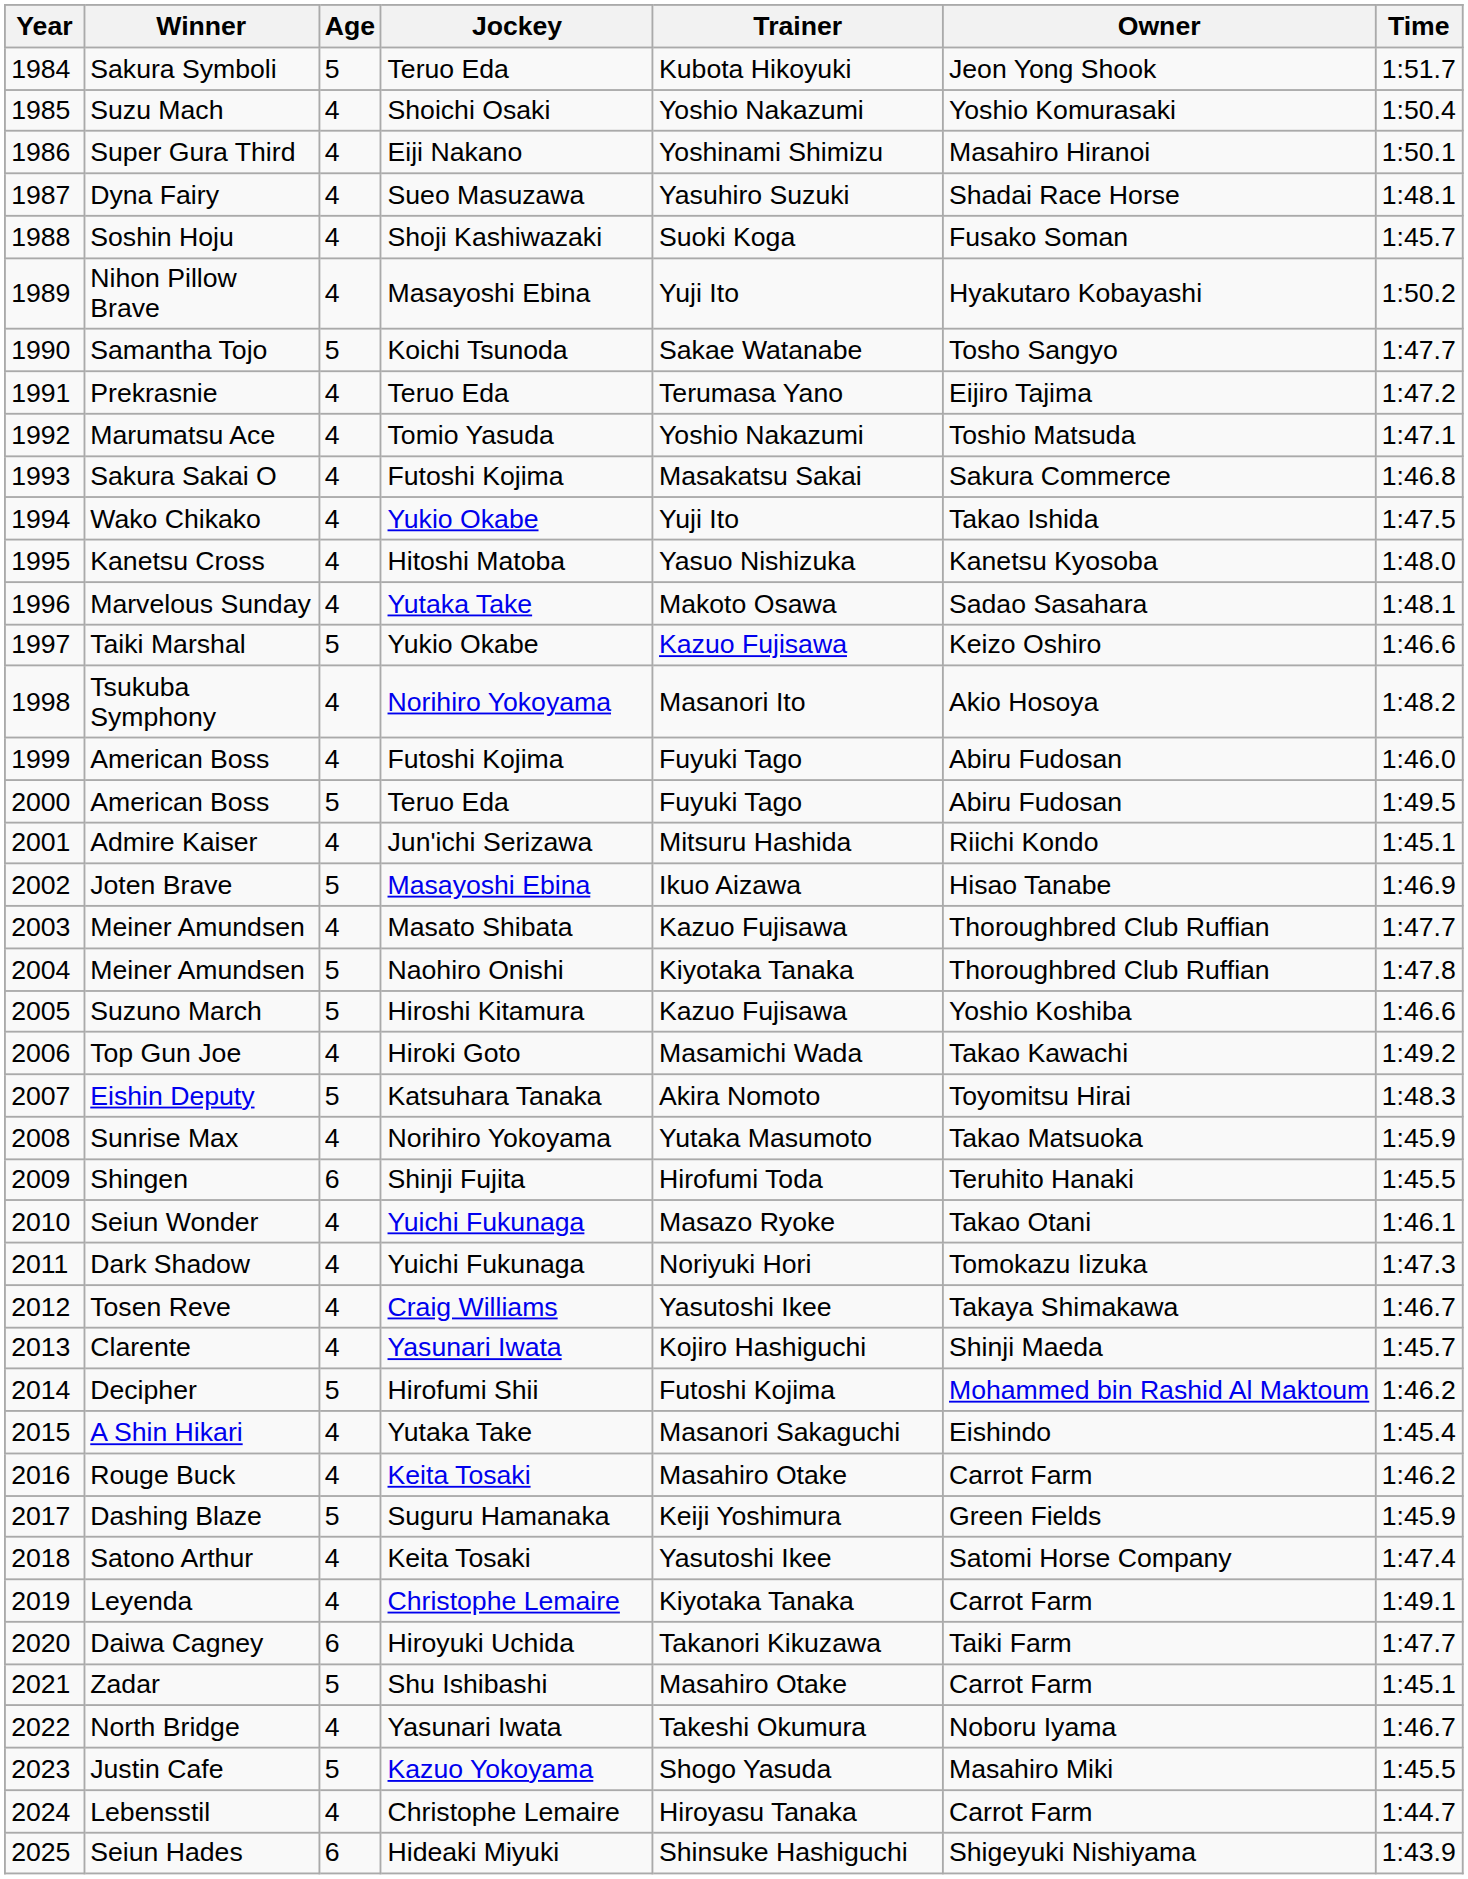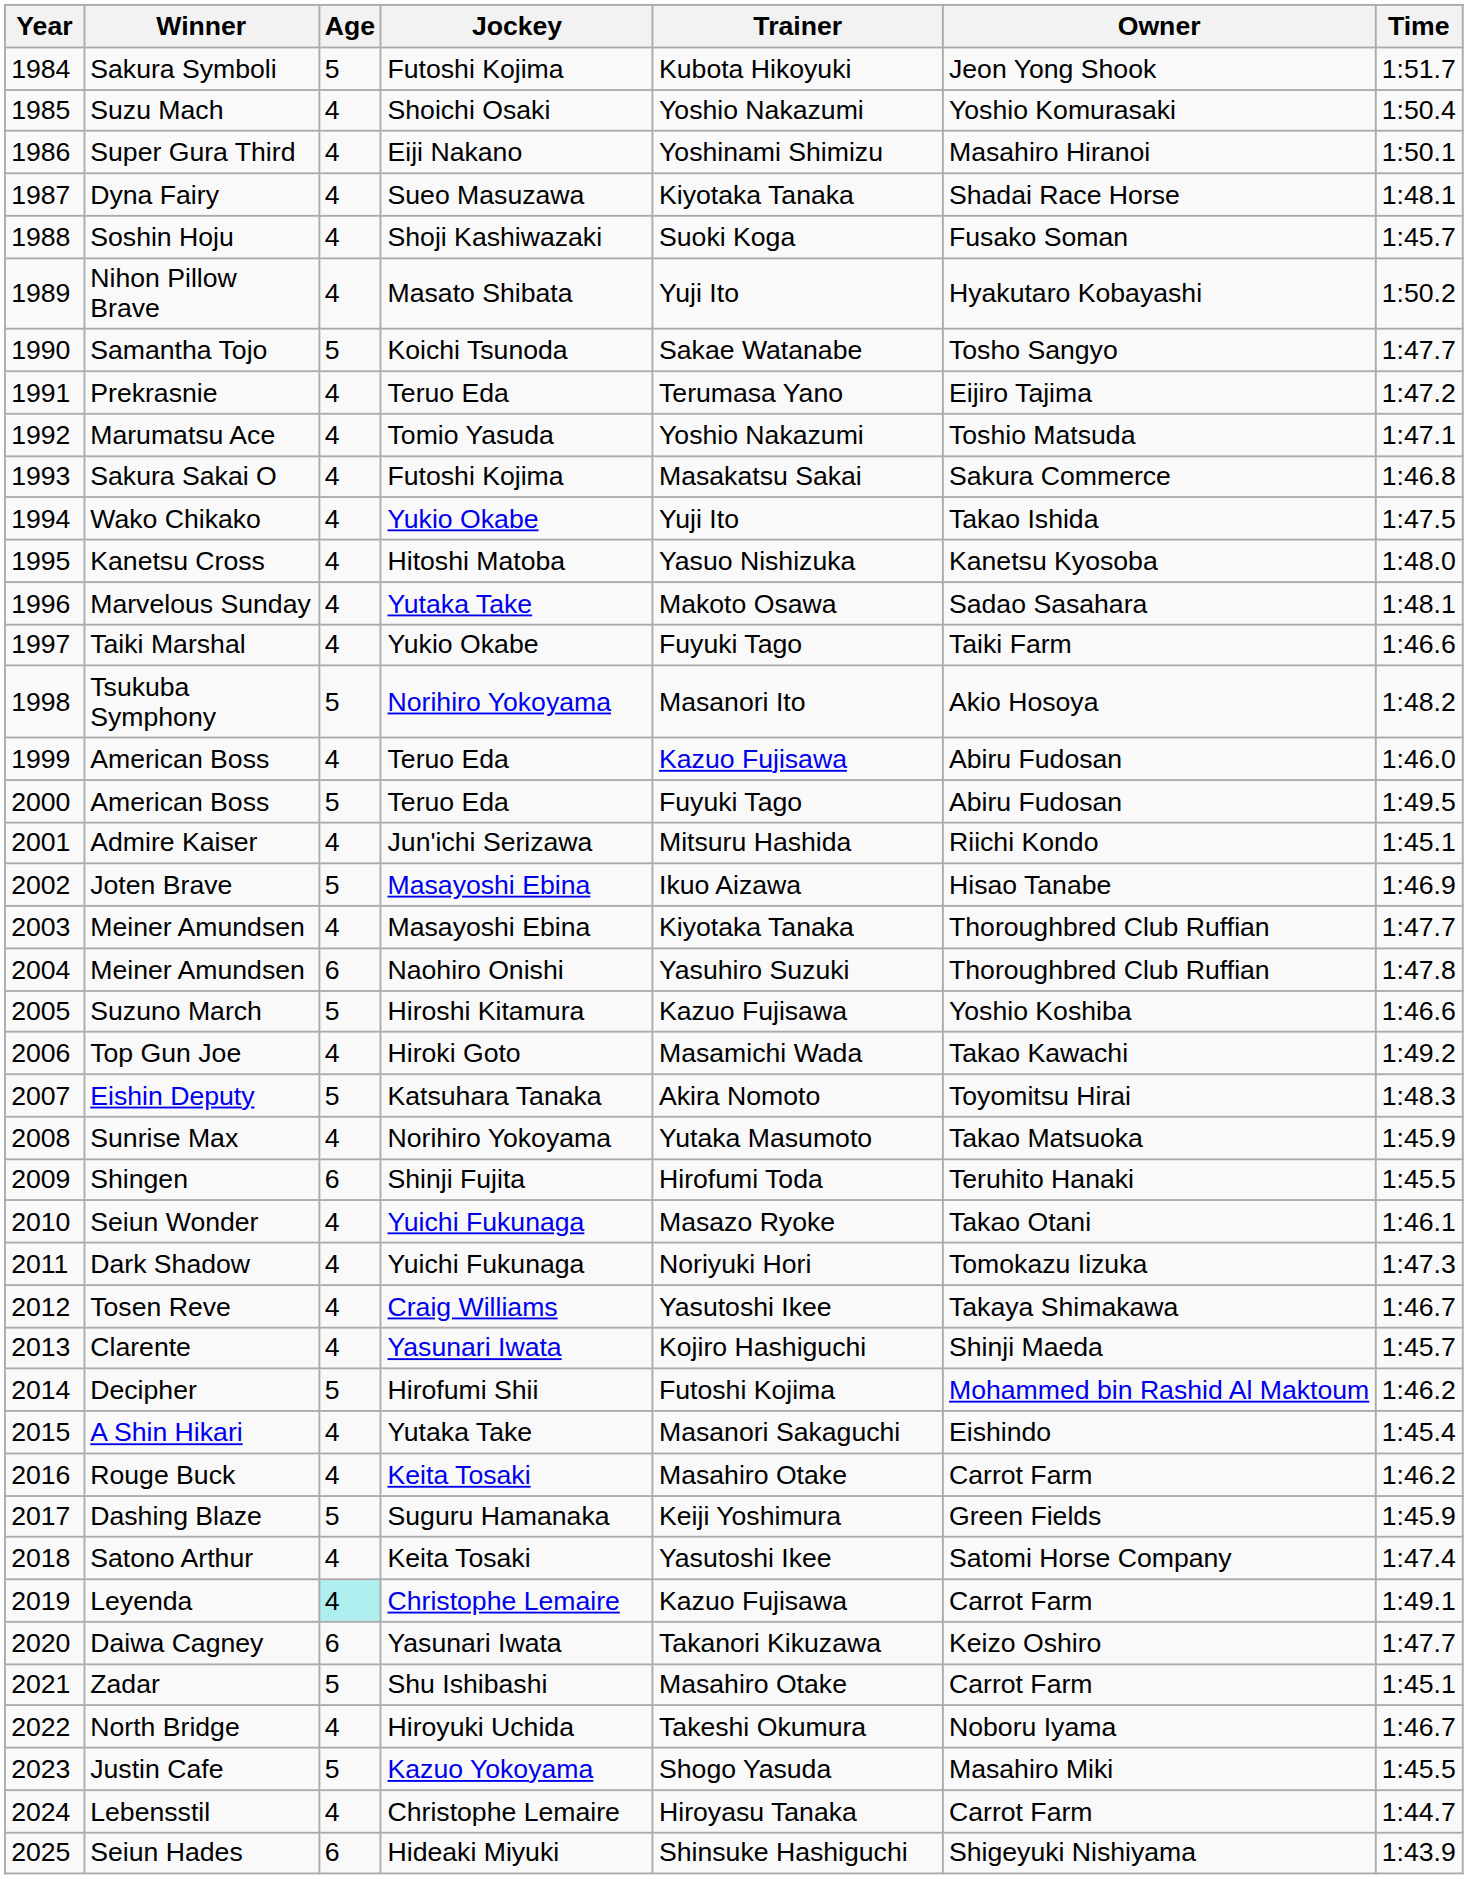(448, 68) Teruo Eda -> (476, 68) Futoshi Kojima
(754, 195) Yasuhiro Suzuki -> (756, 195) Kiyotaka Tanaka
(489, 294) Masayoshi Ebina -> (480, 294) Masato Shibata
(332, 645) 5 -> (332, 645) 4
(753, 645) Kazuo Fujisawa -> (731, 645) Fuyuki Tago
(1025, 645) Keizo Oshiro -> (1010, 645) Taiki Farm
(332, 702) 4 -> (332, 702) 5
(476, 759) Futoshi Kojima -> (448, 759) Teruo Eda
(731, 759) Fuyuki Tago -> (753, 759) Kazuo Fujisawa
(480, 927) Masato Shibata -> (489, 927) Masayoshi Ebina
(753, 927) Kazuo Fujisawa -> (756, 927) Kiyotaka Tanaka
(332, 969) 5 -> (332, 969) 6
(756, 969) Kiyotaka Tanaka -> (754, 969) Yasuhiro Suzuki
(332, 1601) no background -> (332, 1601) paleturquoise background
(756, 1601) Kiyotaka Tanaka -> (753, 1601) Kazuo Fujisawa
(481, 1643) Hiroyuki Uchida -> (475, 1643) Yasunari Iwata
(1010, 1643) Taiki Farm -> (1025, 1643) Keizo Oshiro
(475, 1727) Yasunari Iwata -> (481, 1727) Hiroyuki Uchida
